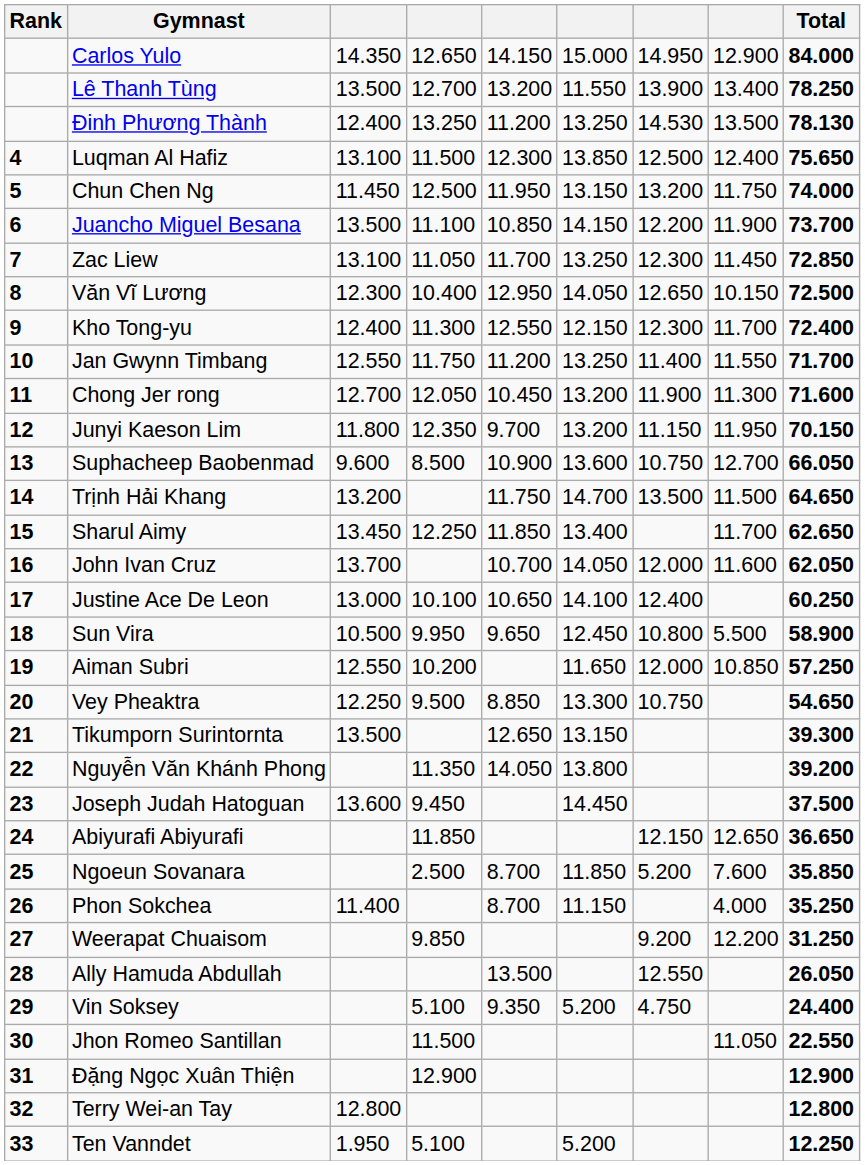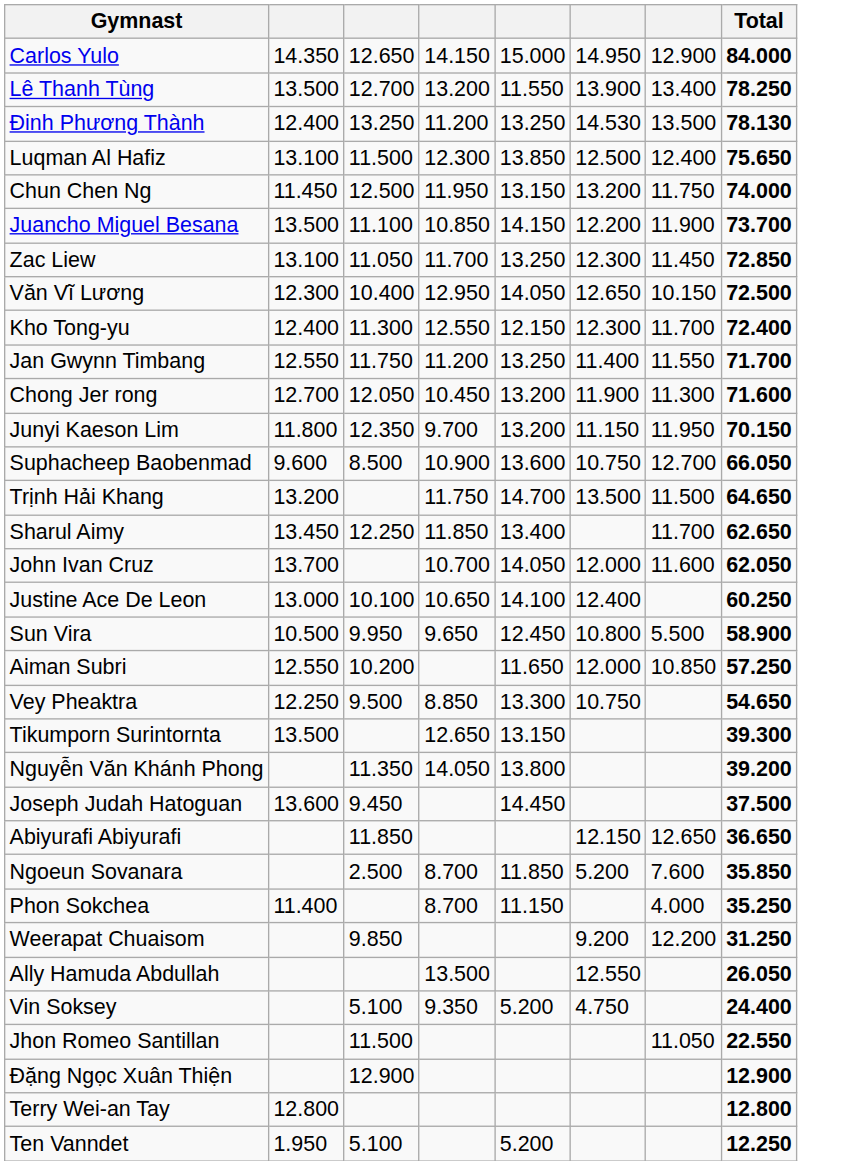- column: (36, 21)
